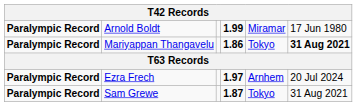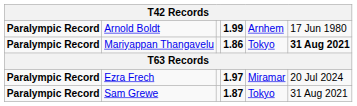(267, 28) Miramar -> (266, 28) Arnhem
(266, 77) Arnhem -> (267, 77) Miramar
